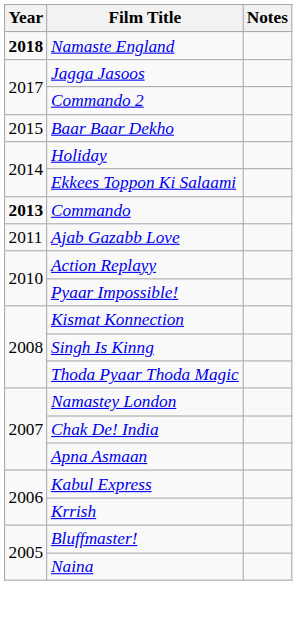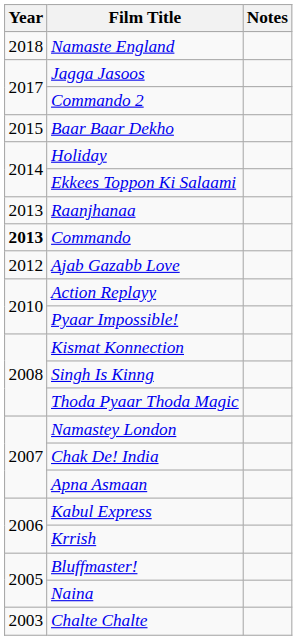(26, 45) bold -> (26, 45) normal
+ row: (93, 210)
(25, 237) 2011 -> (26, 264) 2012
+ row: (99, 621)
